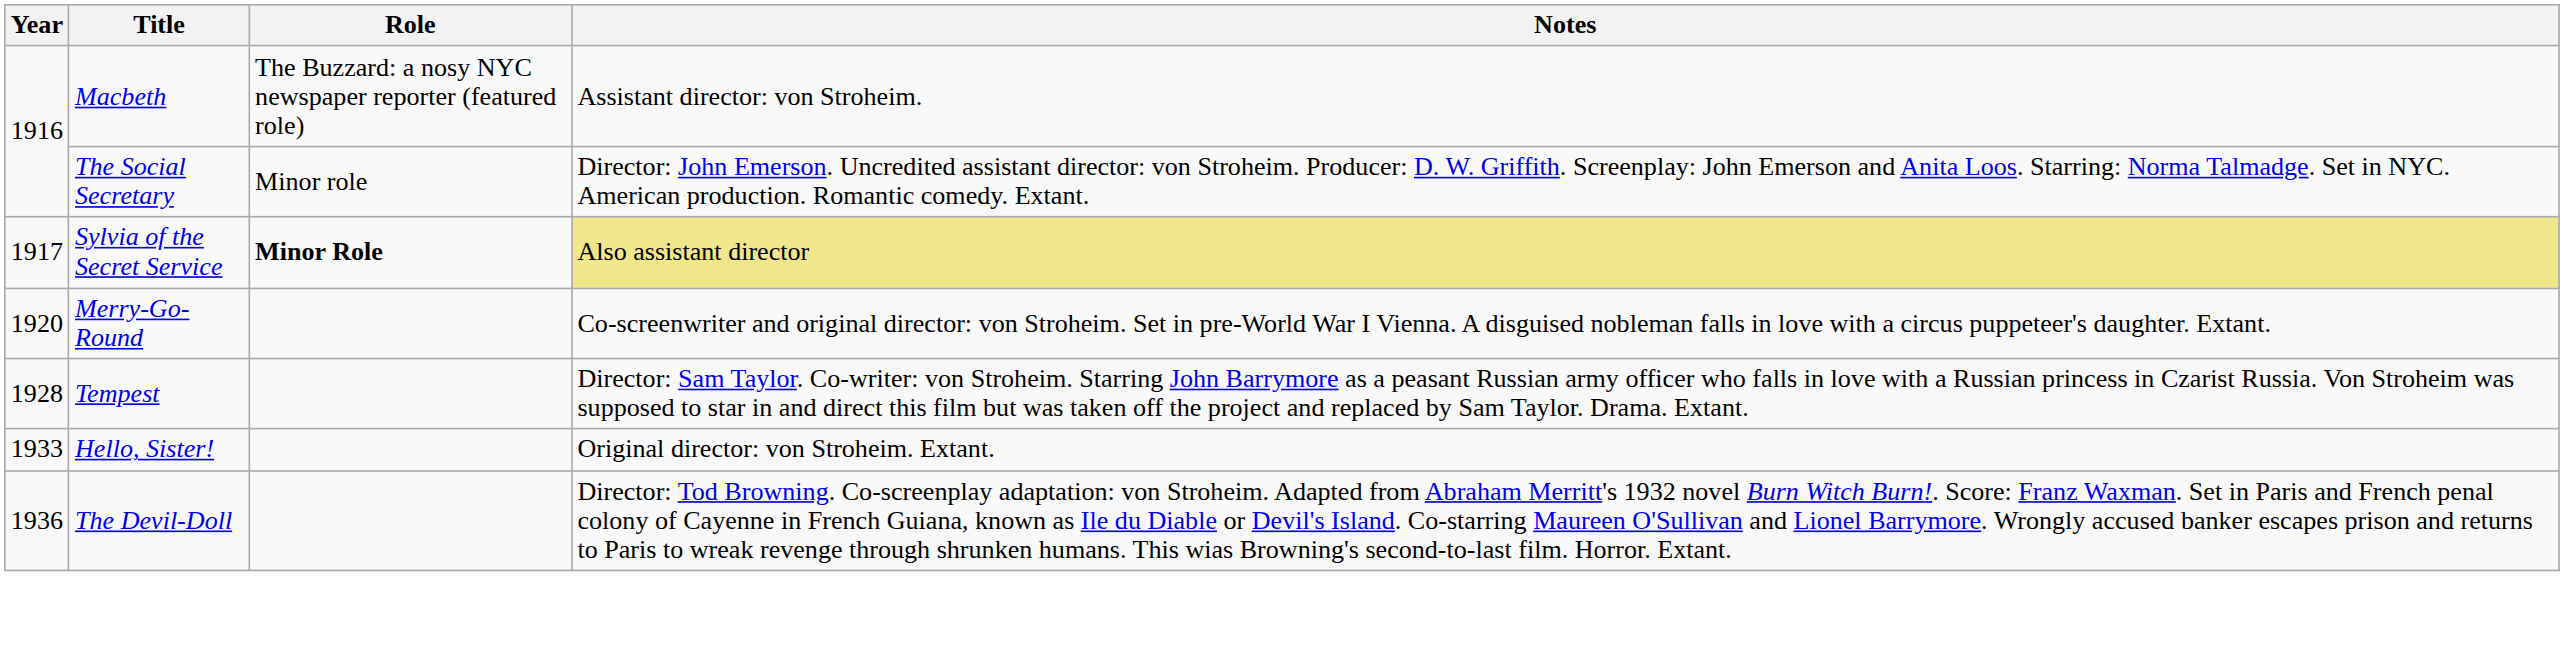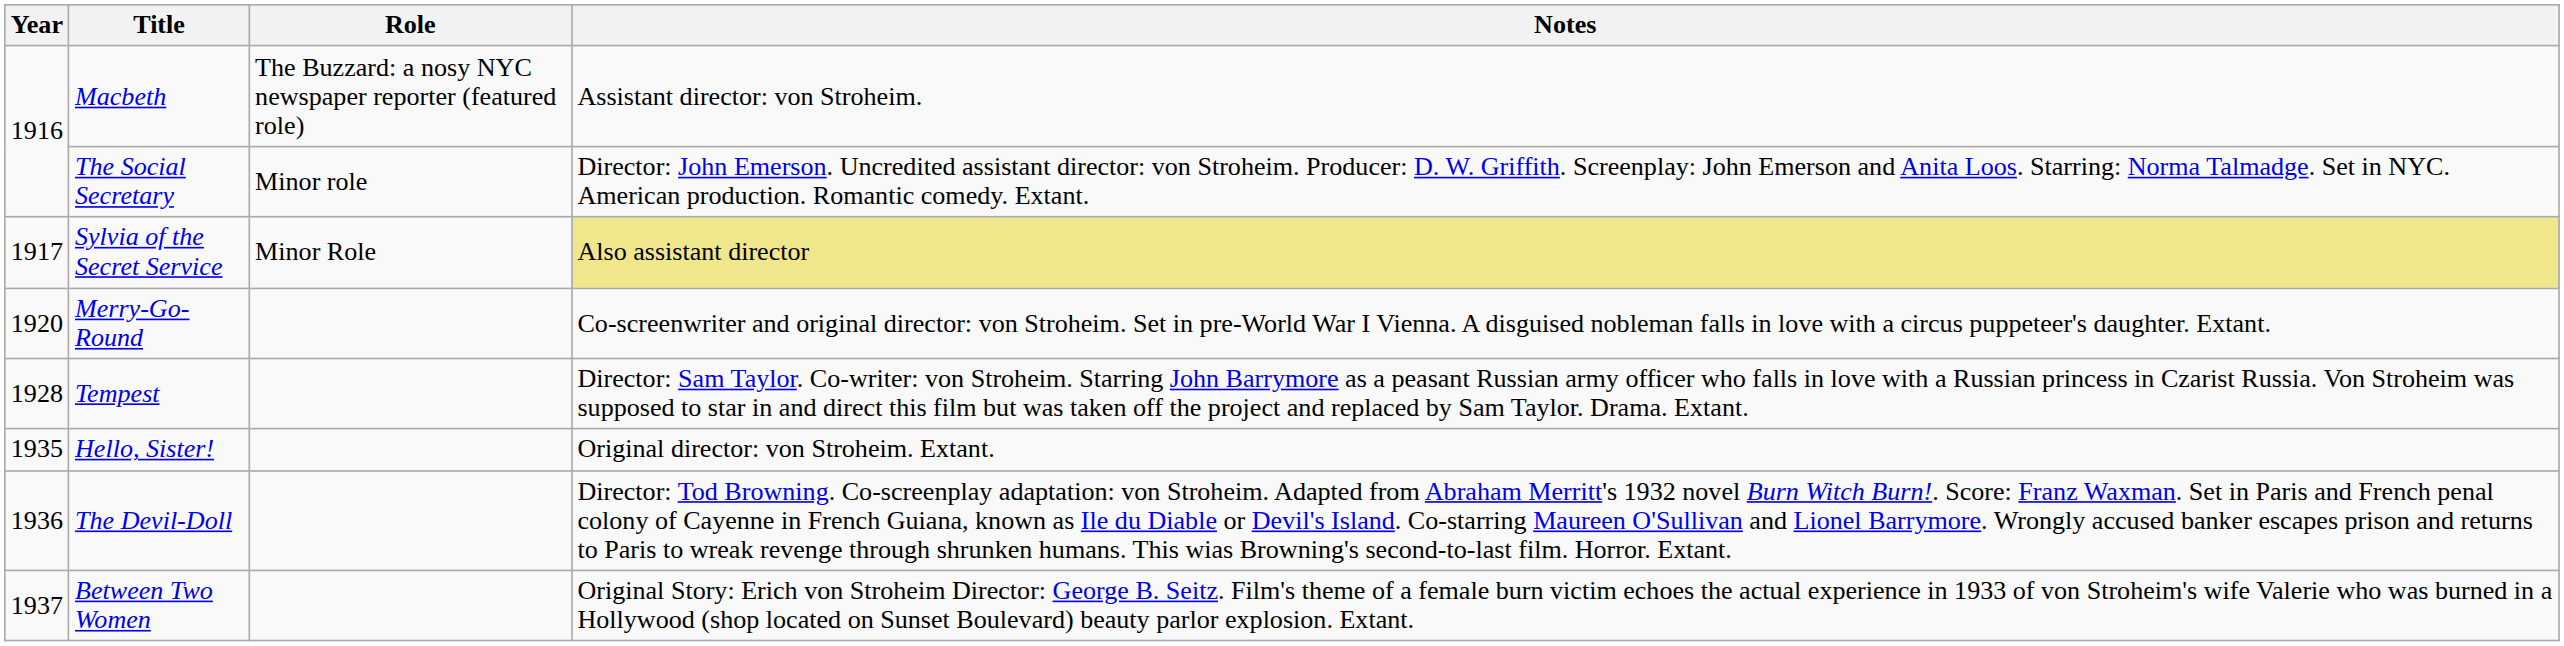(319, 251) bold -> (316, 251) normal
(37, 449) 1933 -> (37, 449) 1935
+ row: (144, 605)
